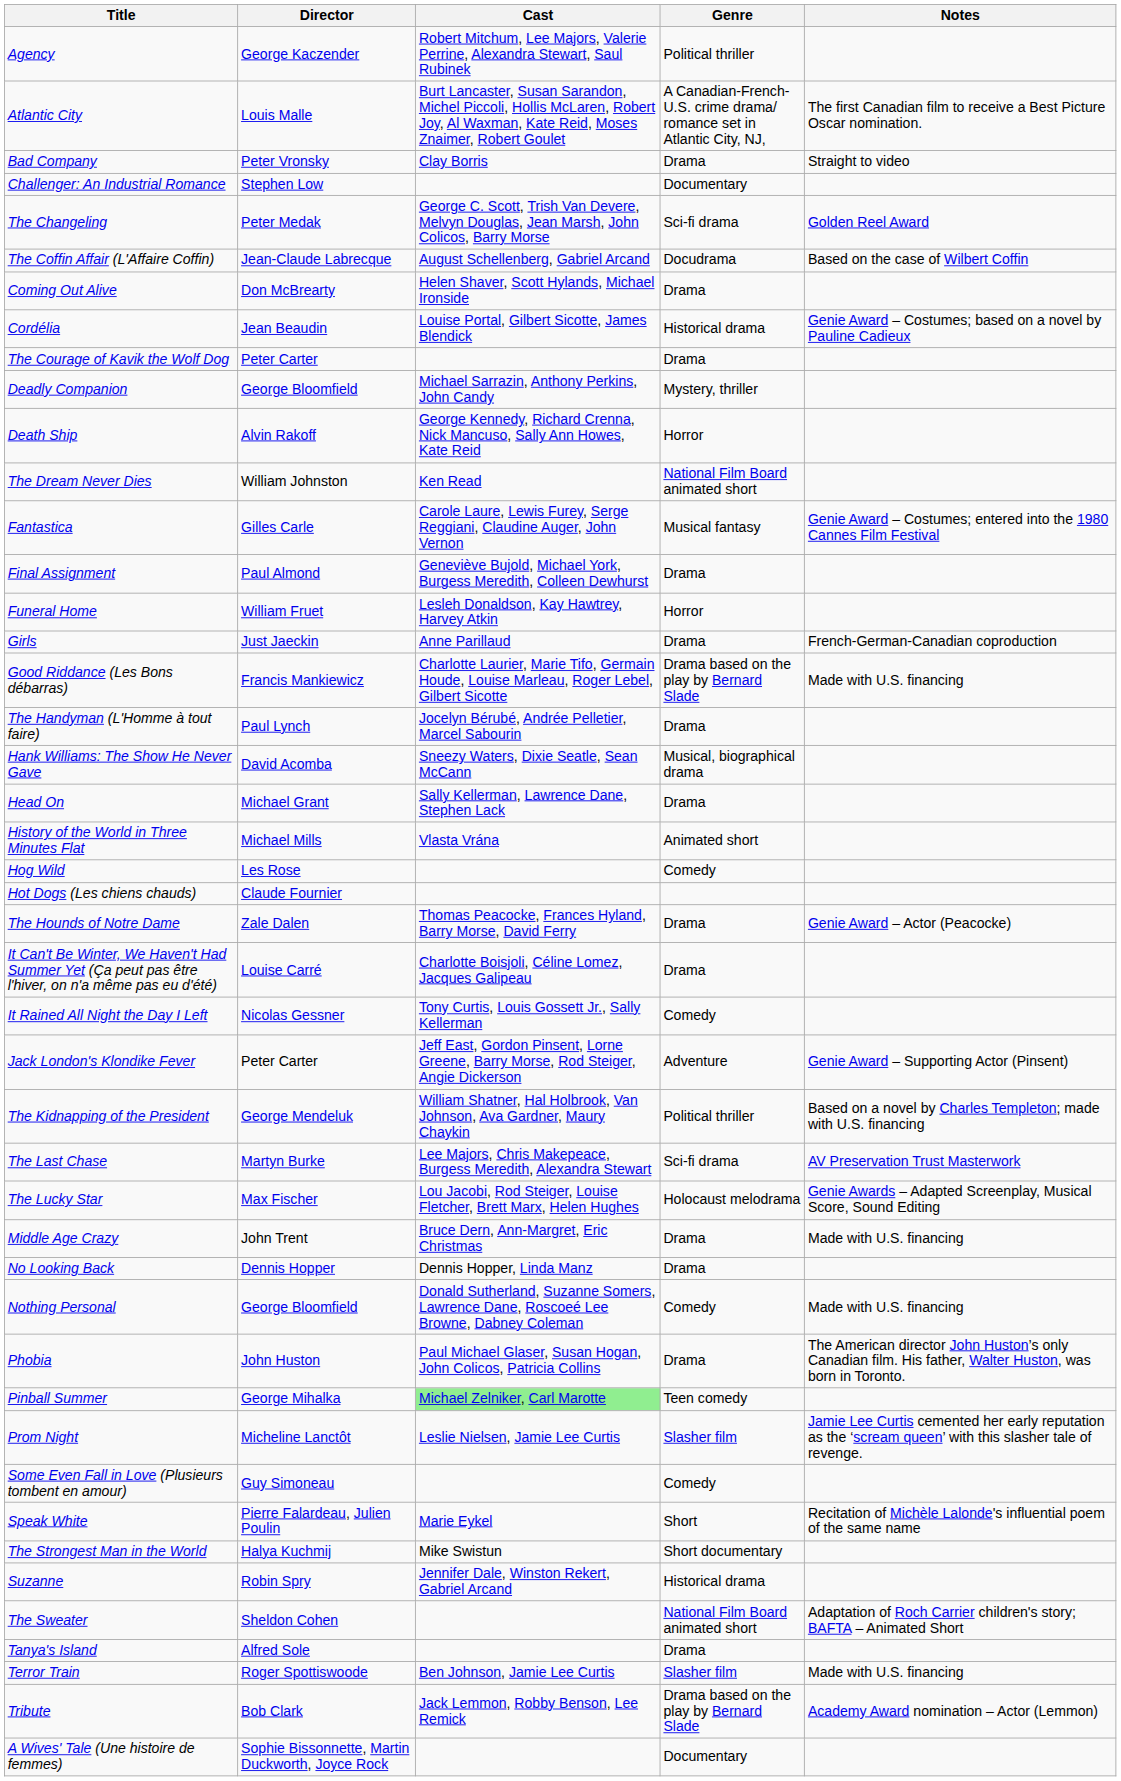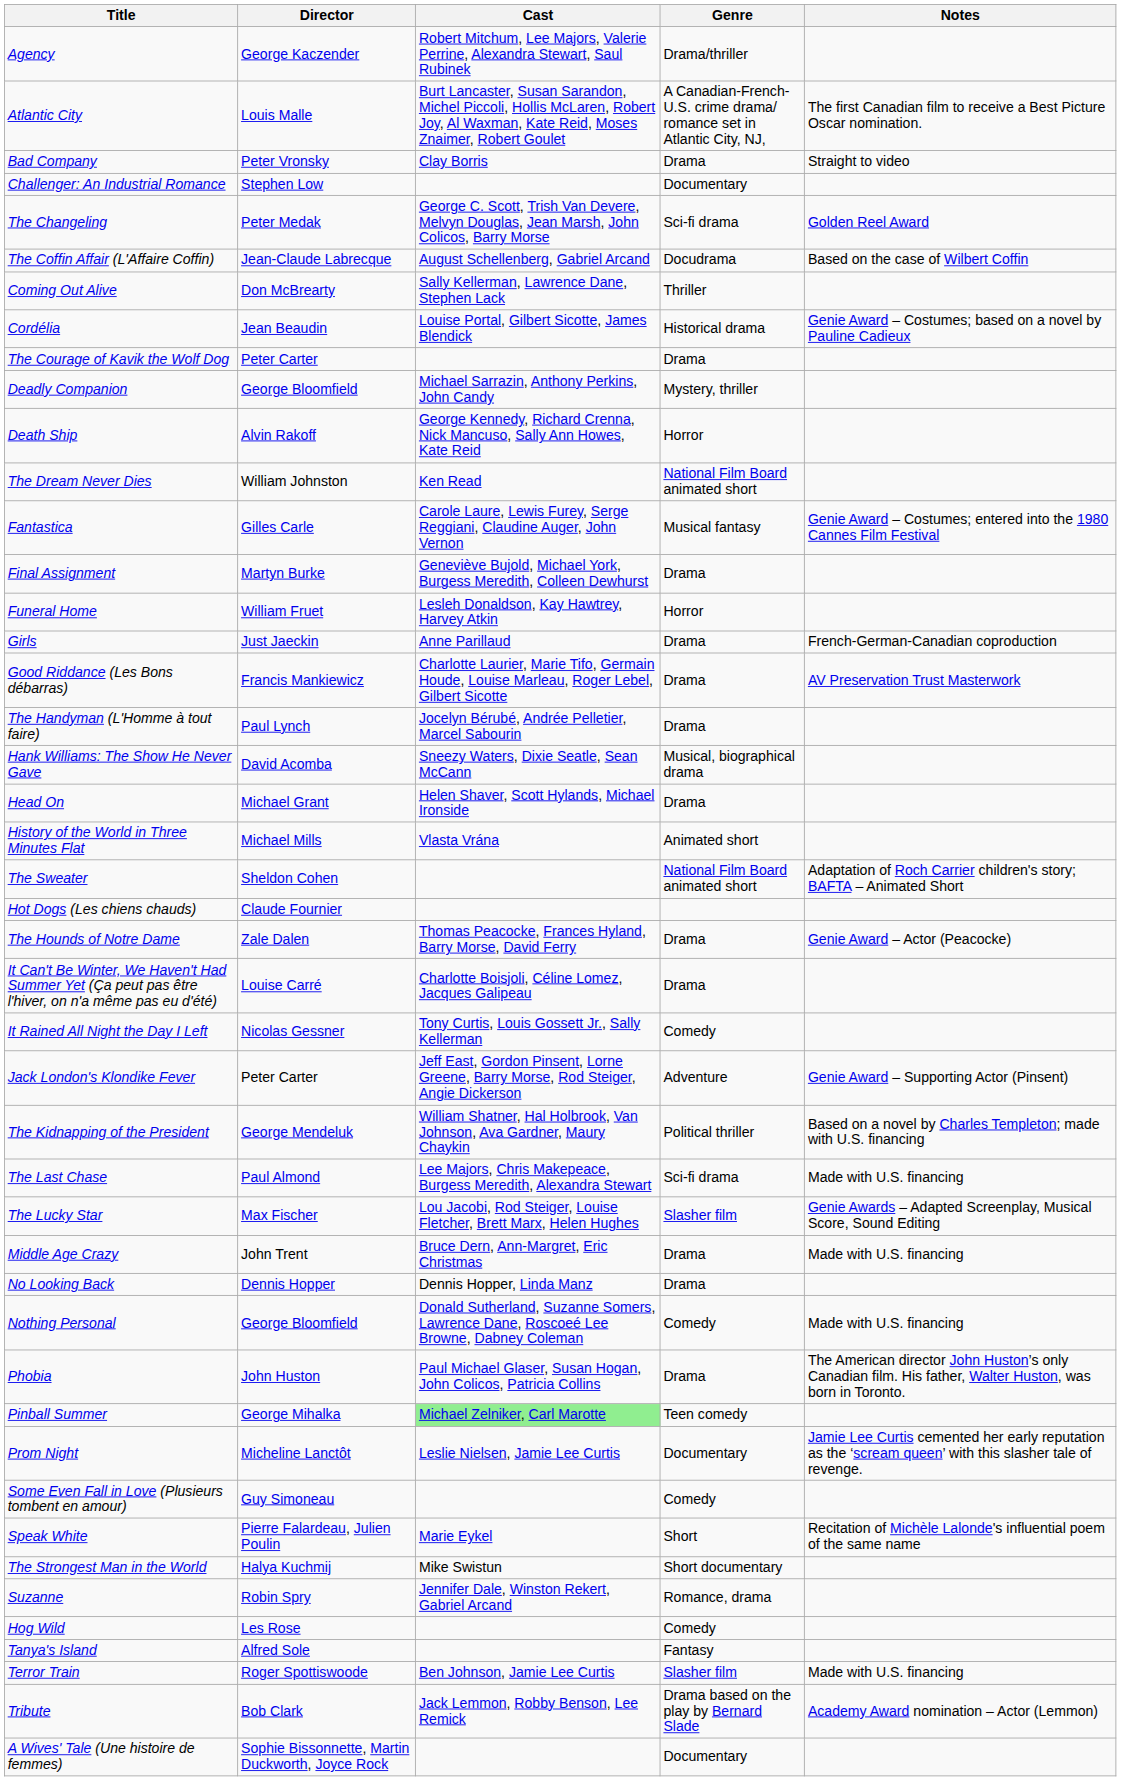(709, 53) Political thriller -> (706, 53) Drama/thriller
(537, 290) Helen Shaver, Scott Hylands, Michael Ironside -> (523, 290) Sally Kellerman, Lawrence Dane, Stephen Lack
(685, 290) Drama -> (685, 290) Thriller
(281, 573) Paul Almond -> (283, 573) Martyn Burke
(727, 680) Drama based on the play by Bernard Slade -> (685, 680) Drama
(886, 680) Made with U.S. financing -> (914, 680) AV Preservation Trust Masterwork
(523, 802) Sally Kellerman, Lawrence Dane, Stephen Lack -> (537, 802) Helen Shaver, Scott Hylands, Michael Ironside
rows swapped: (36, 871) <-> (48, 1620)
(283, 1162) Martyn Burke -> (281, 1178) Paul Almond
(914, 1162) AV Preservation Trust Masterwork -> (886, 1178) Made with U.S. financing
(732, 1200) Holocaust melodrama -> (700, 1216) Slasher film
(700, 1437) Slasher film -> (705, 1453) Documentary
(714, 1582) Historical drama -> (717, 1597) Romance, drama
(685, 1650) Drama -> (688, 1650) Fantasy
